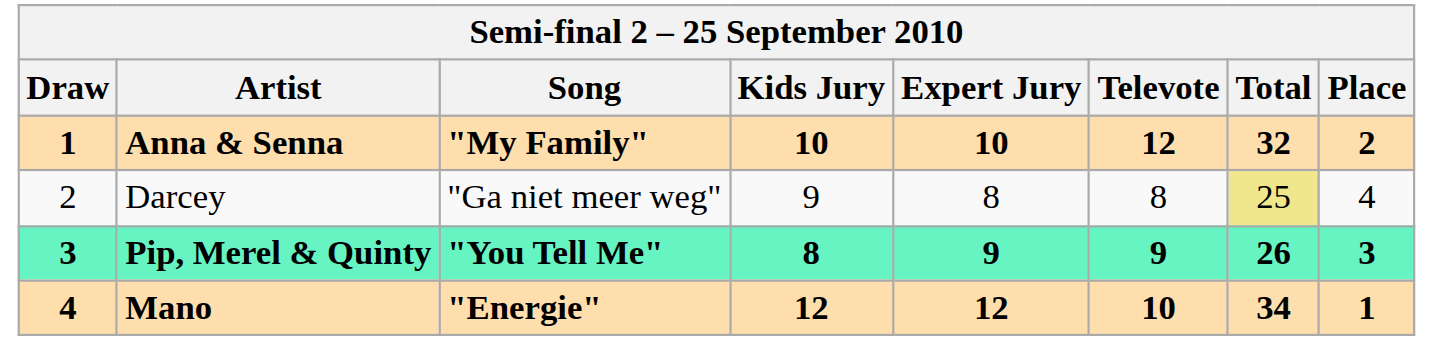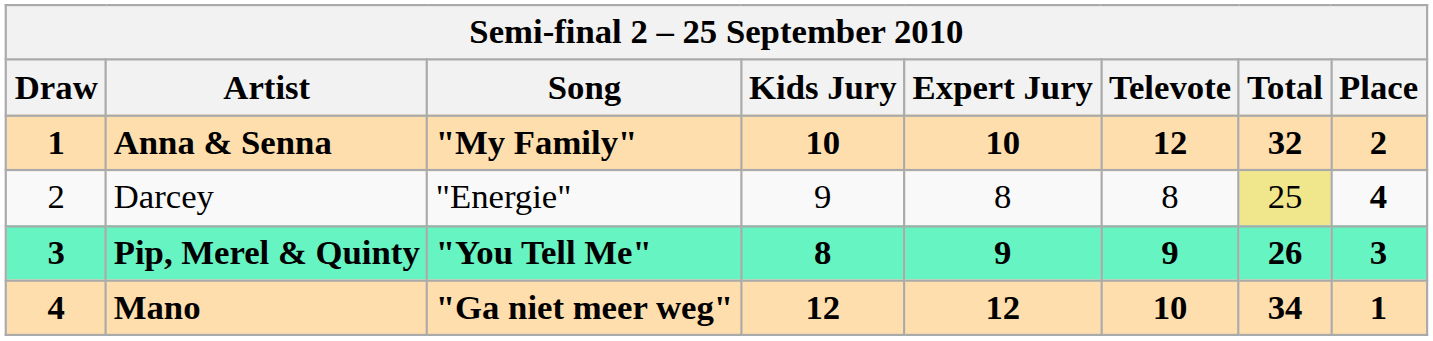(584, 197) "Ga niet meer weg" -> (504, 197) "Energie"
(1367, 197) normal -> (1379, 197) bold
(524, 307) "Energie" -> (584, 307) "Ga niet meer weg"
